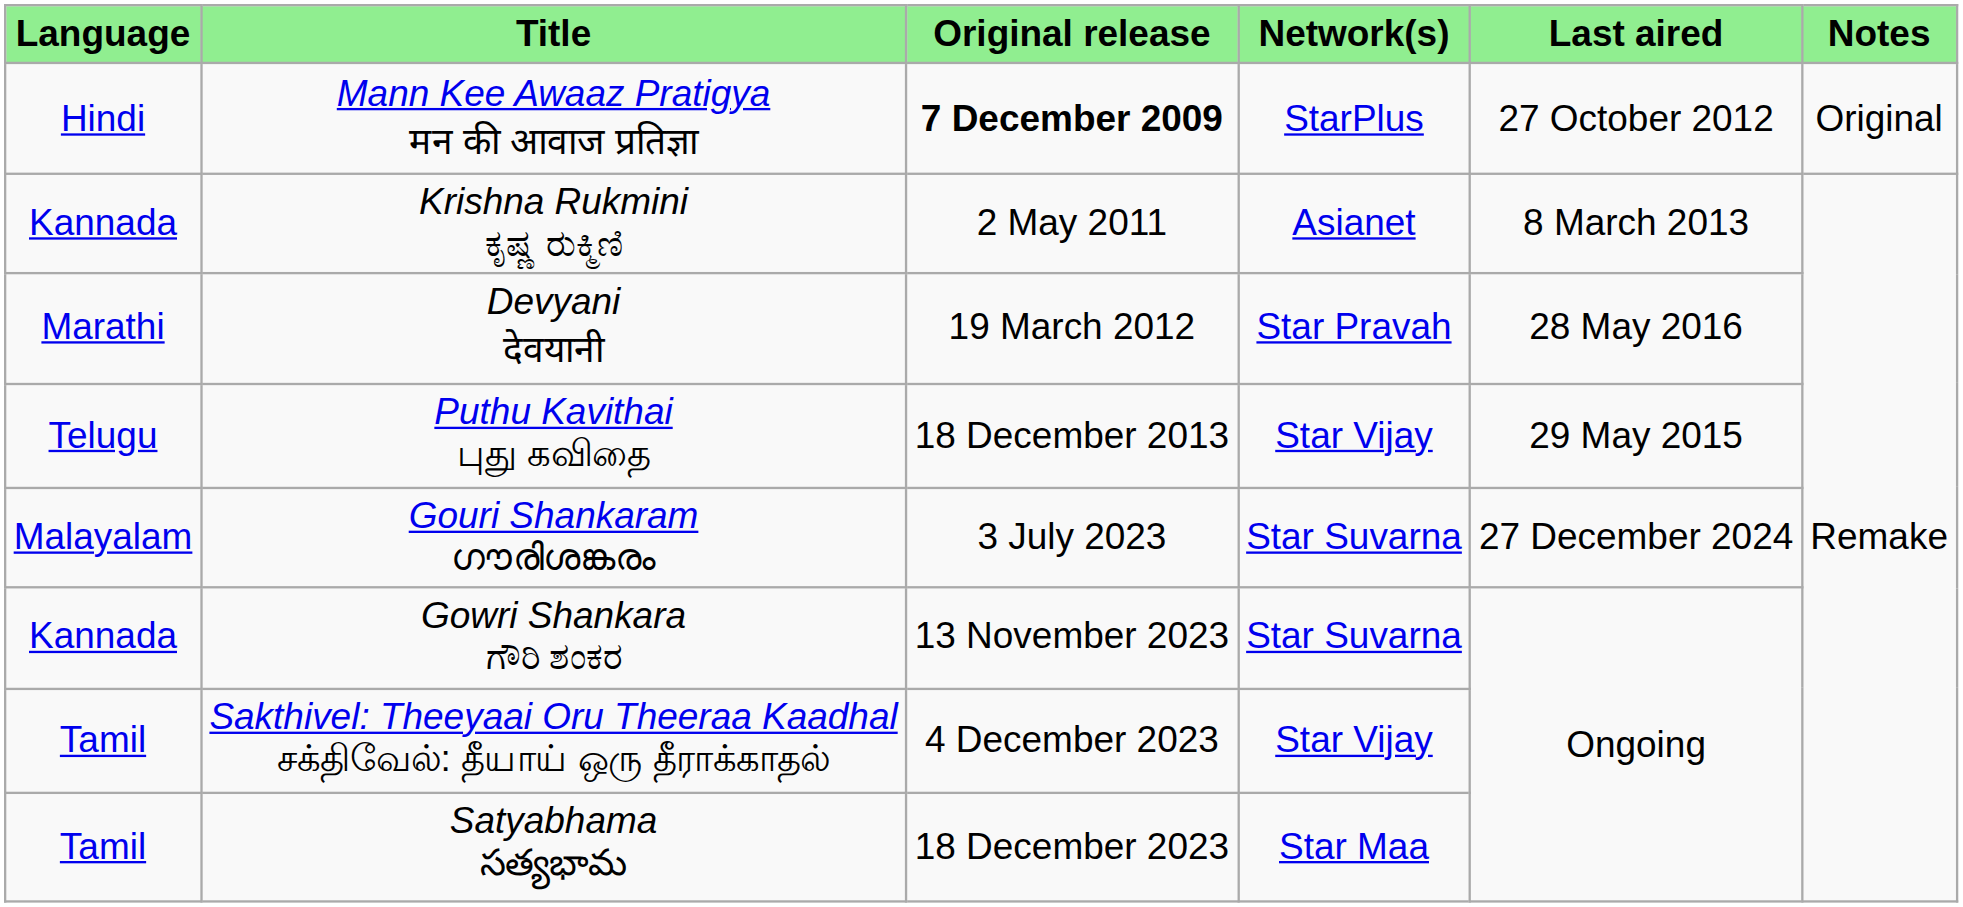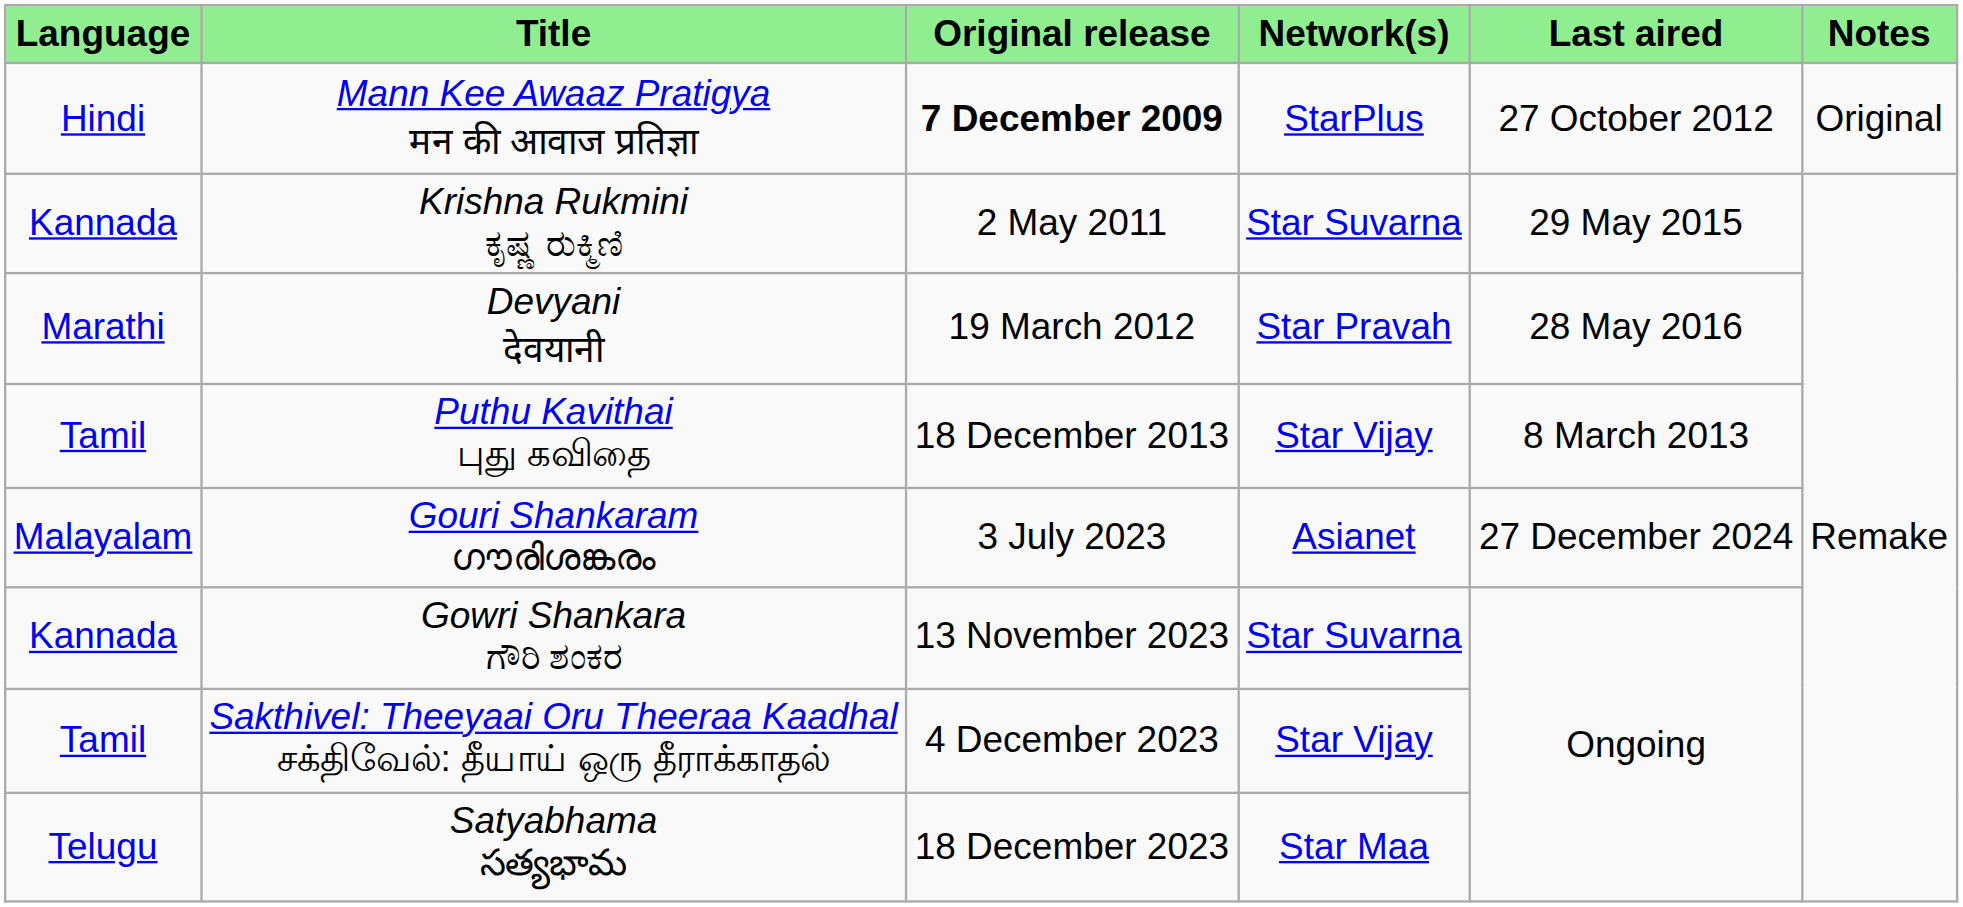(1354, 222) Asianet -> (1354, 222) Star Suvarna
(1636, 222) 8 March 2013 -> (1636, 222) 29 May 2015
(103, 434) Telugu -> (103, 434) Tamil
(1636, 434) 29 May 2015 -> (1636, 434) 8 March 2013
(1354, 537) Star Suvarna -> (1354, 537) Asianet
(103, 846) Tamil -> (103, 846) Telugu
